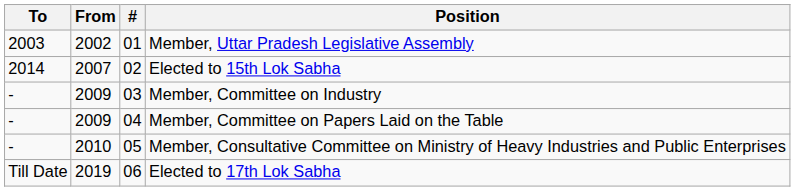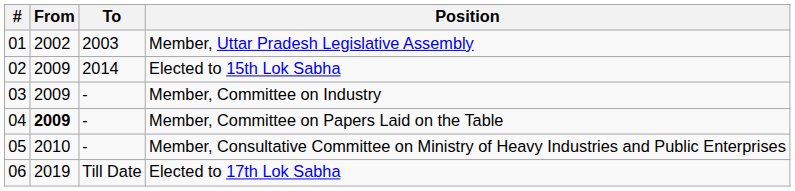columns swapped: (132, 17) <-> (38, 17)
(93, 69) 2007 -> (52, 69) 2009
(93, 120) normal -> (52, 120) bold
